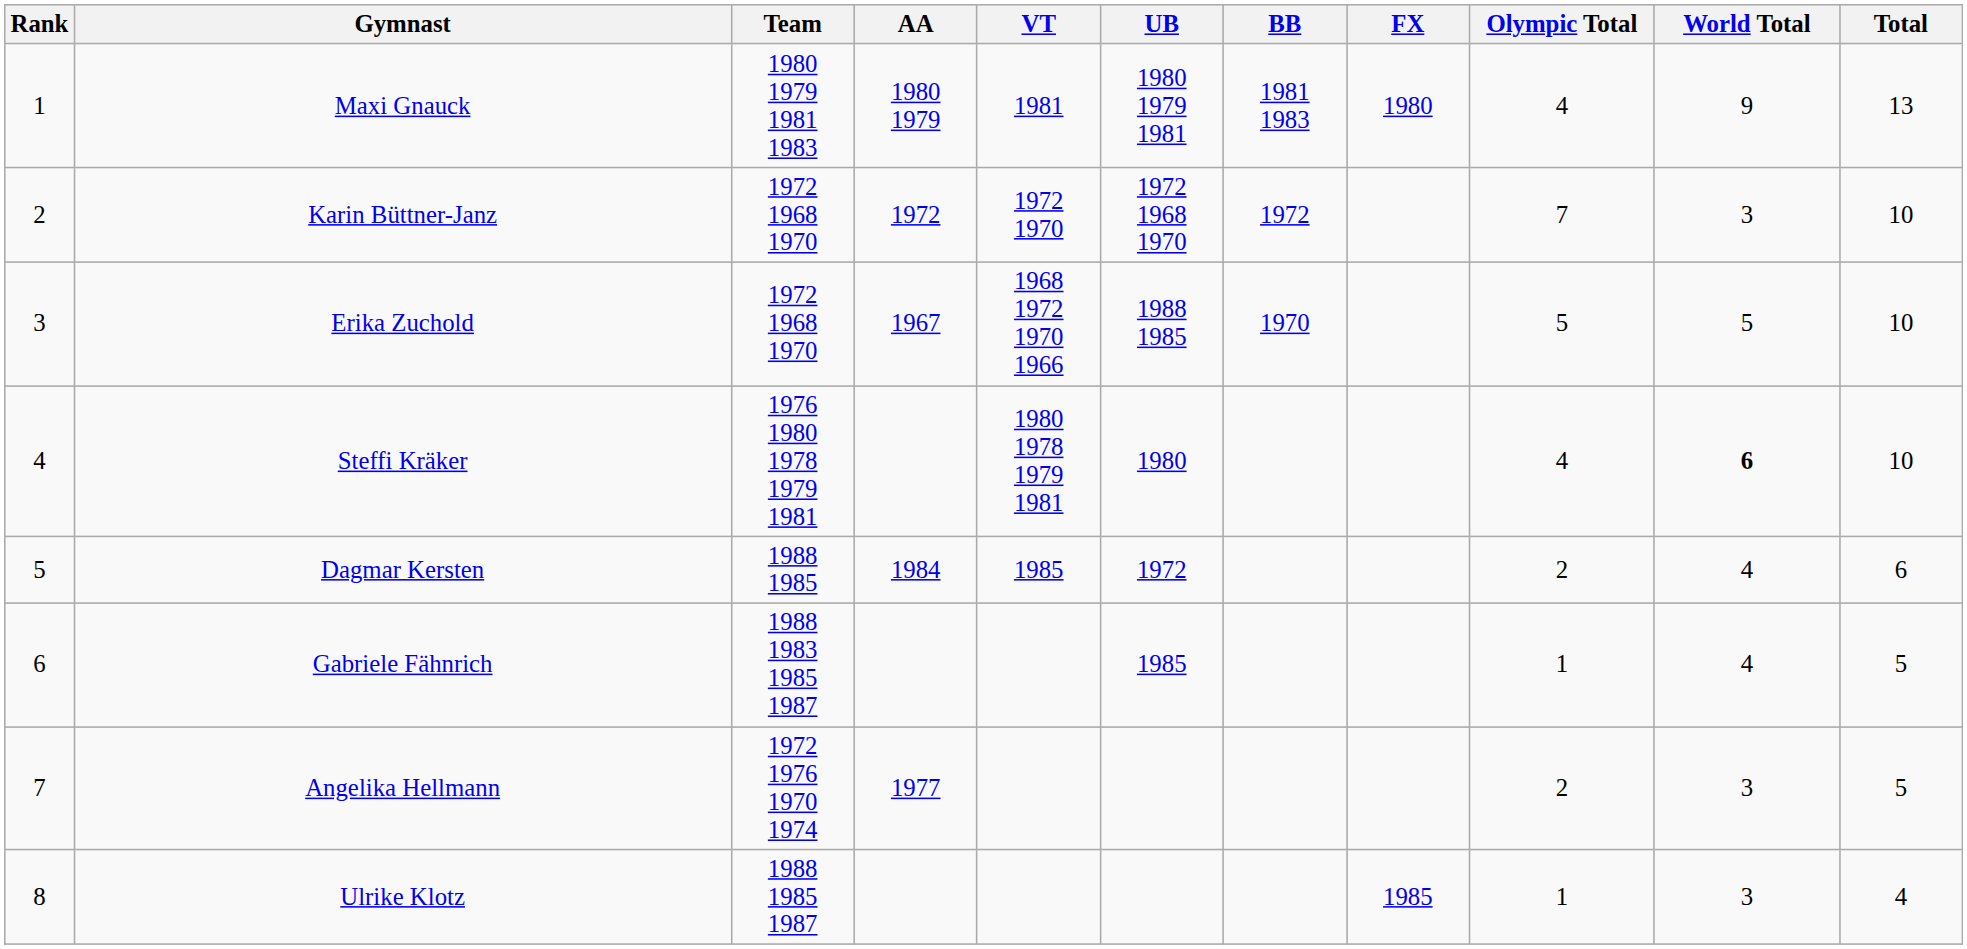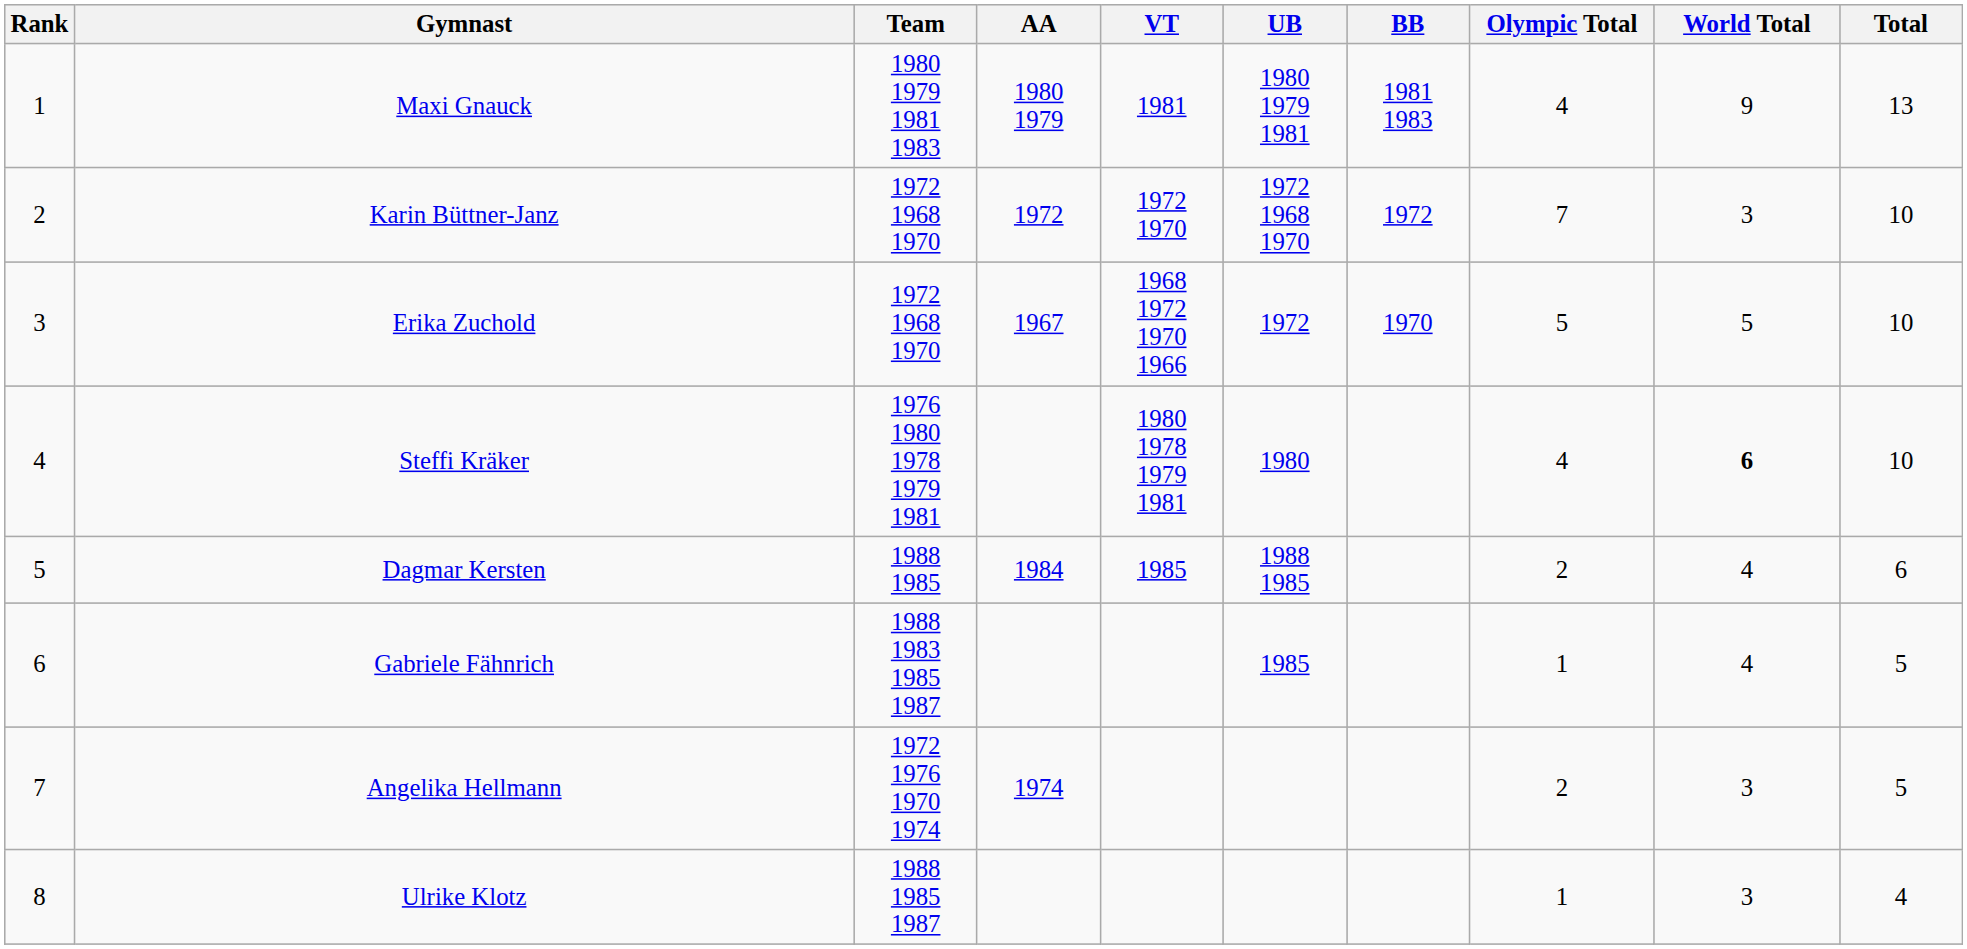- column: (1408, 24)
(1162, 323) 1988 1985 -> (1285, 323) 1972
(1162, 569) 1972 -> (1285, 569) 1988 1985
(916, 787) 1977 -> (1039, 787) 1974
